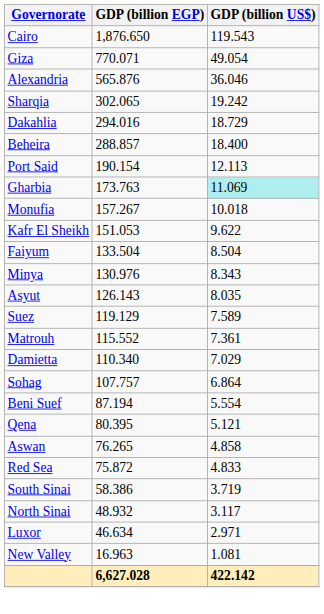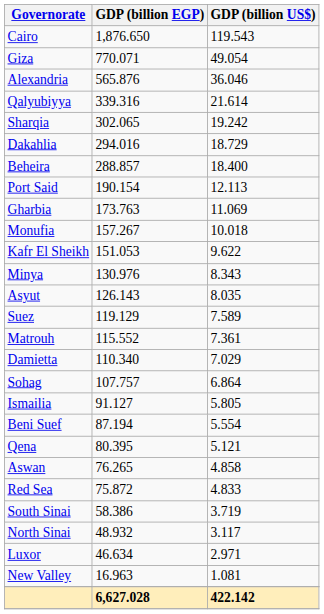+ row: (39, 101)
(229, 187) paleturquoise background -> (229, 209) no background
- row: (28, 252)
+ row: (29, 403)
